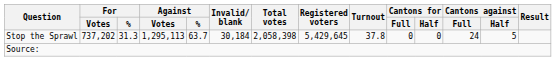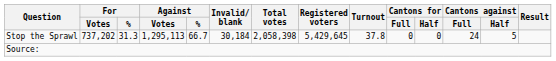(198, 37) 63.7 -> (198, 37) 66.7
